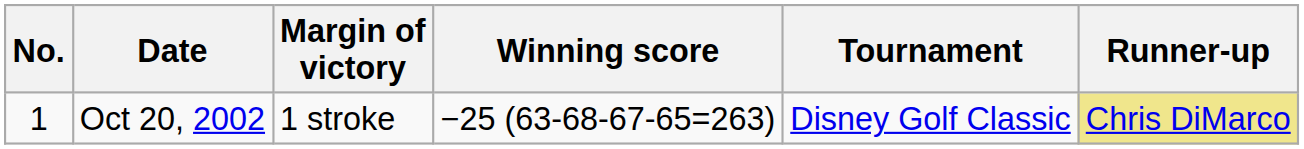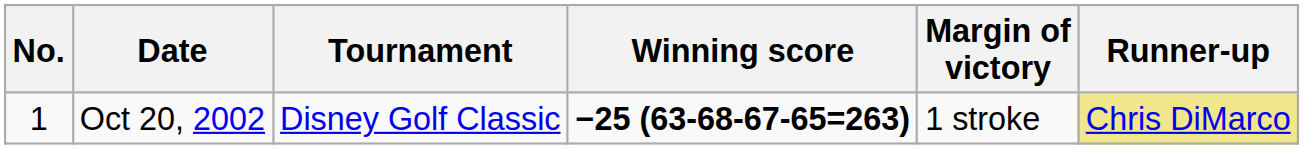columns swapped: (930, 49) <-> (353, 49)
(608, 118) normal -> (743, 118) bold
